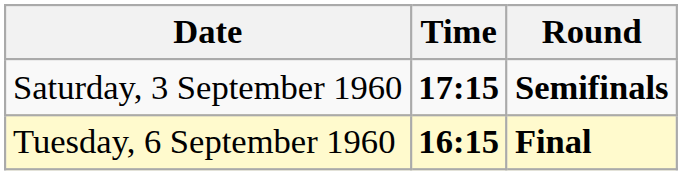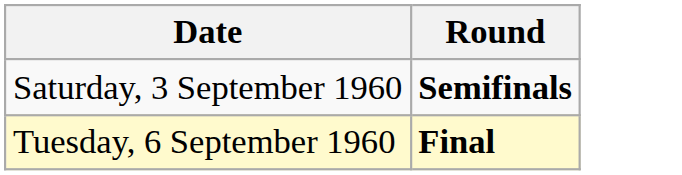- column: (459, 31)
